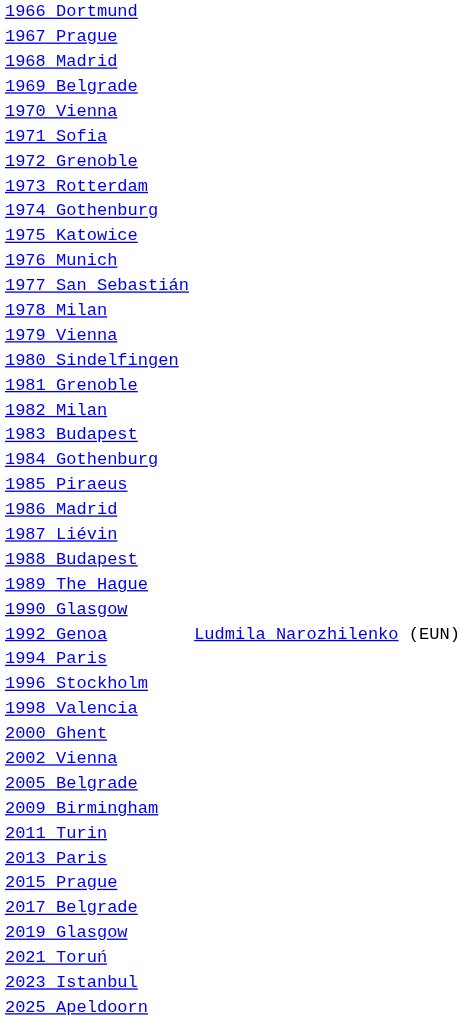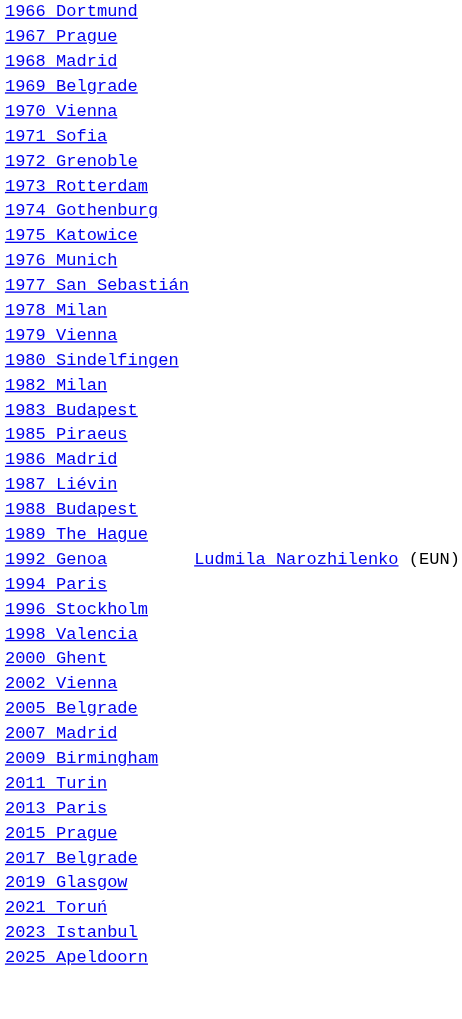- row: (71, 385)
- row: (82, 460)
- row: (66, 609)
+ row: (61, 734)
